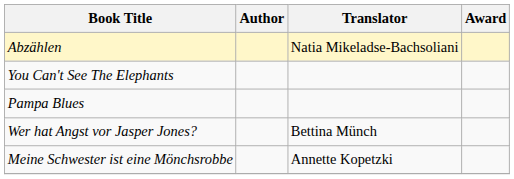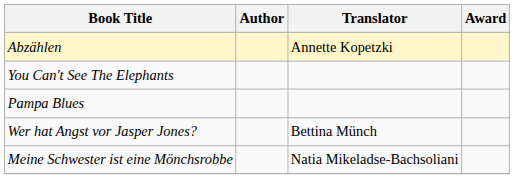(375, 46) Natia Mikeladse-Bachsoliani -> (342, 46) Annette Kopetzki
(342, 159) Annette Kopetzki -> (375, 159) Natia Mikeladse-Bachsoliani
